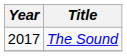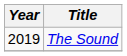(24, 39) 2017 -> (24, 39) 2019
